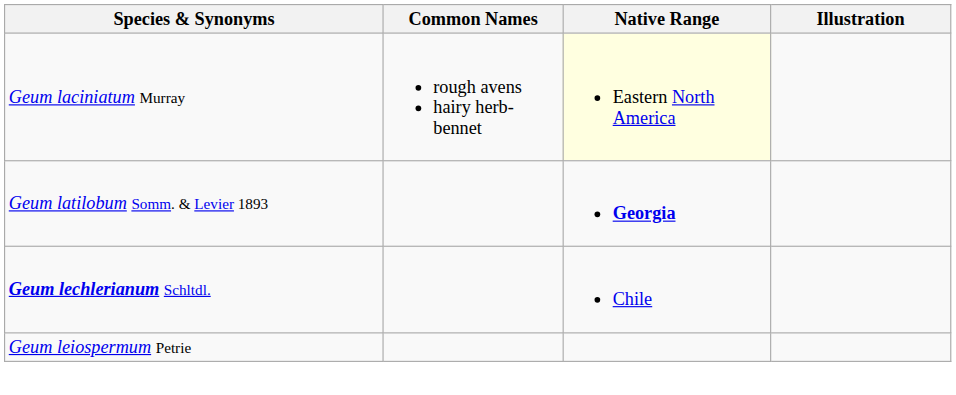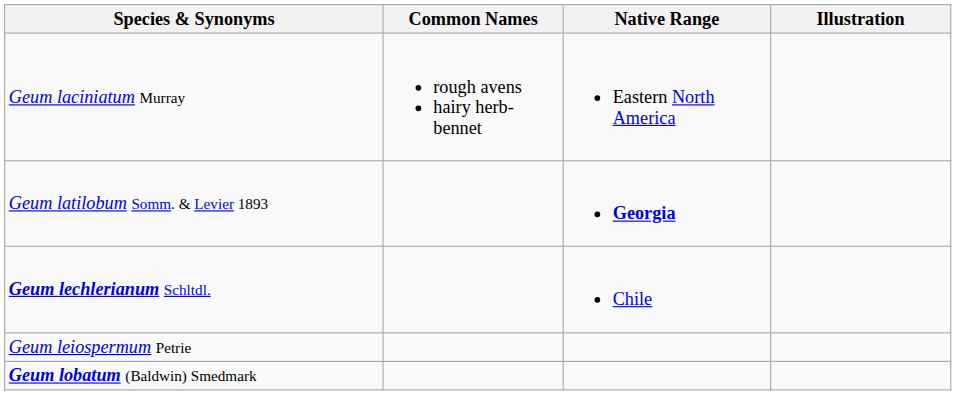(667, 107) lightyellow background -> (667, 107) no background
+ row: (133, 375)
